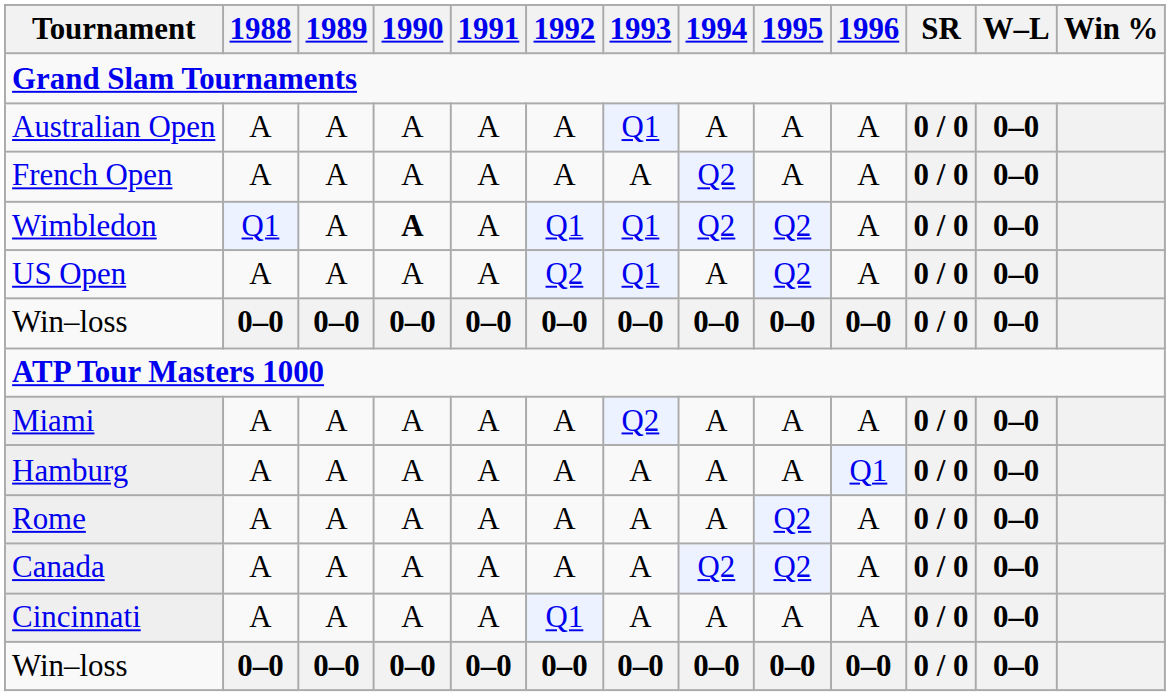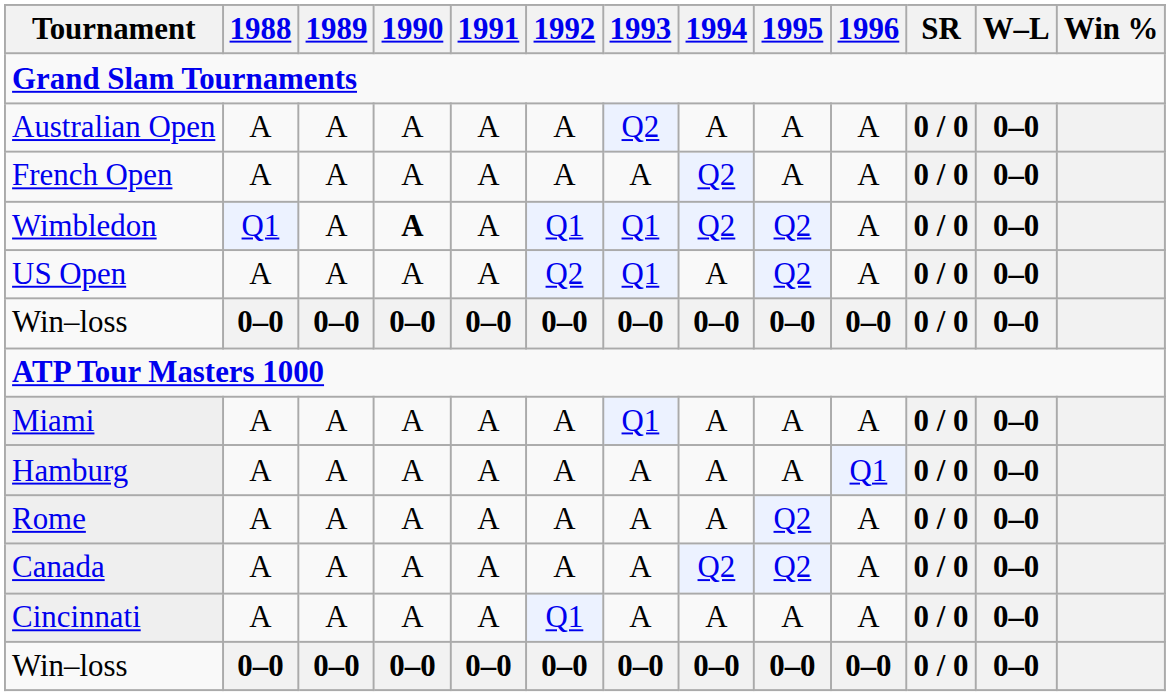(640, 126) Q1 -> (640, 126) Q2
(640, 420) Q2 -> (640, 420) Q1
